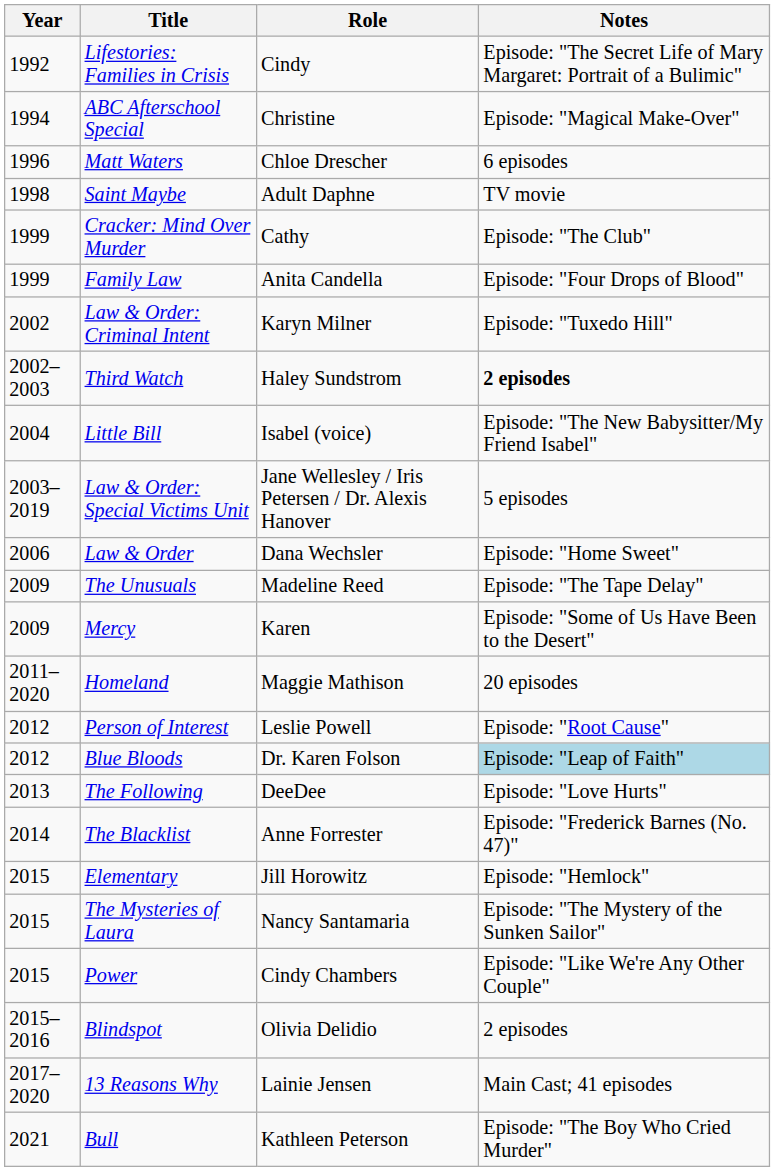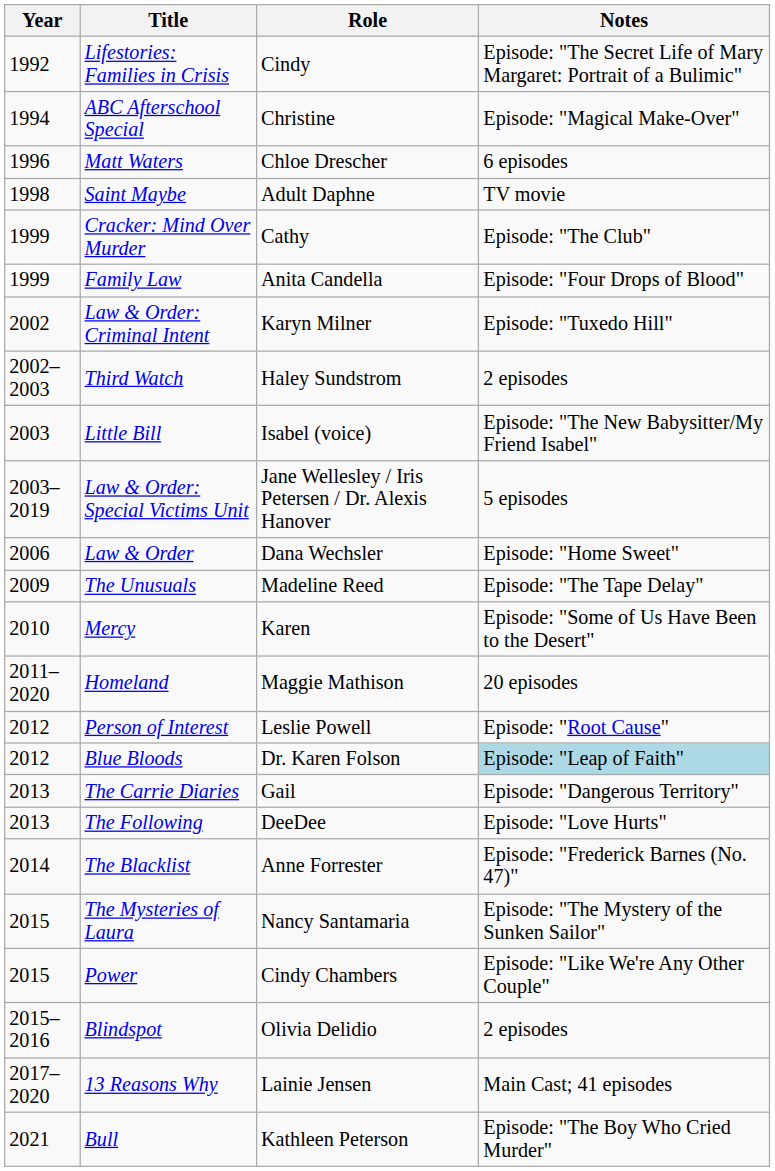(527, 378) bold -> (526, 378) normal
(29, 432) 2004 -> (29, 432) 2003
(29, 628) 2009 -> (29, 628) 2010
+ row: (162, 790)
- row: (131, 877)
